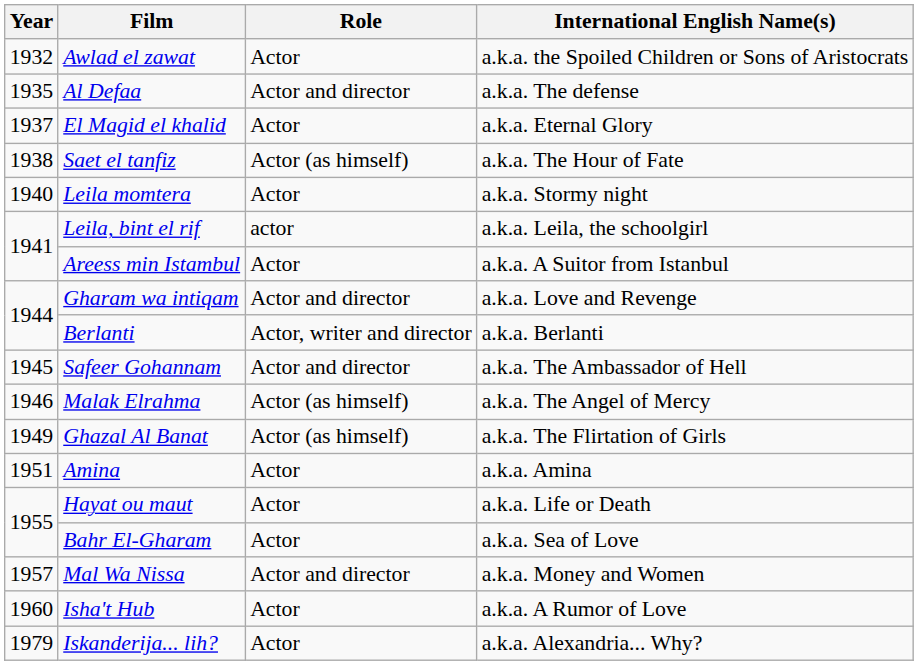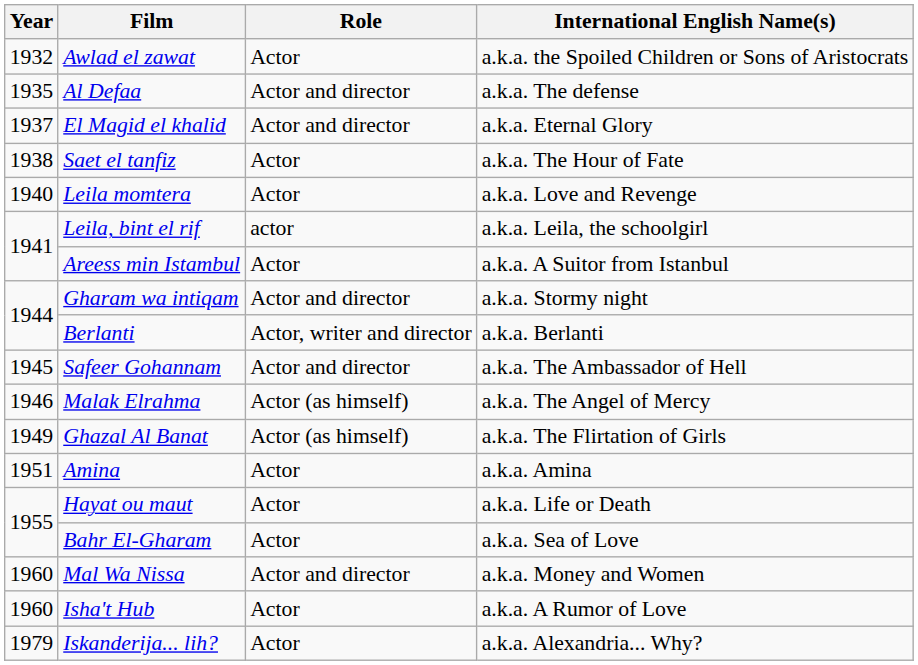(275, 125) Actor -> (330, 125) Actor and director
(329, 159) Actor (as himself) -> (275, 159) Actor
(565, 194) a.k.a. Stormy night -> (589, 194) a.k.a. Love and Revenge
(589, 297) a.k.a. Love and Revenge -> (565, 297) a.k.a. Stormy night
(31, 573) 1957 -> (31, 573) 1960
